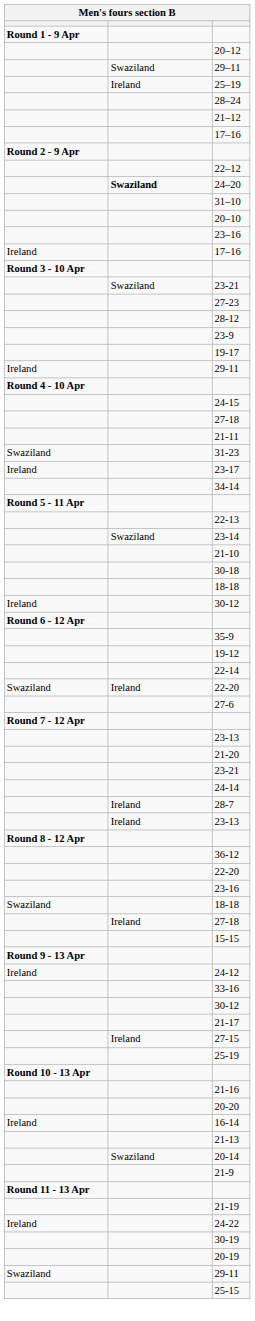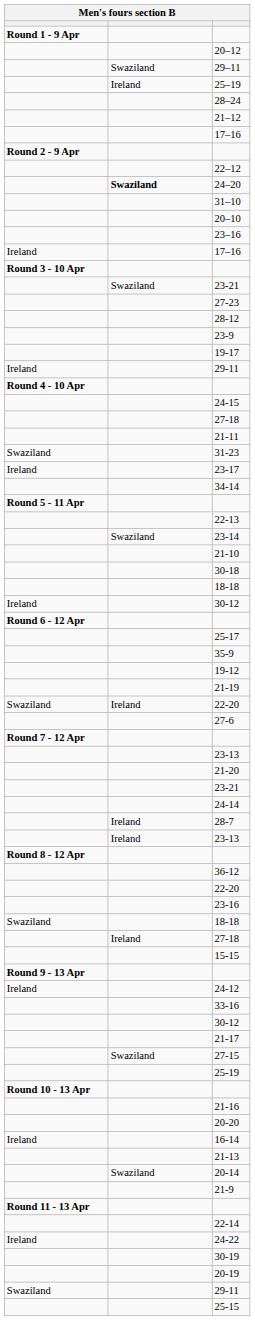+ row: (56, 637)
rows swapped: (56, 1207) <-> (56, 671)
(126, 1039) Ireland -> (133, 1056) Swaziland
